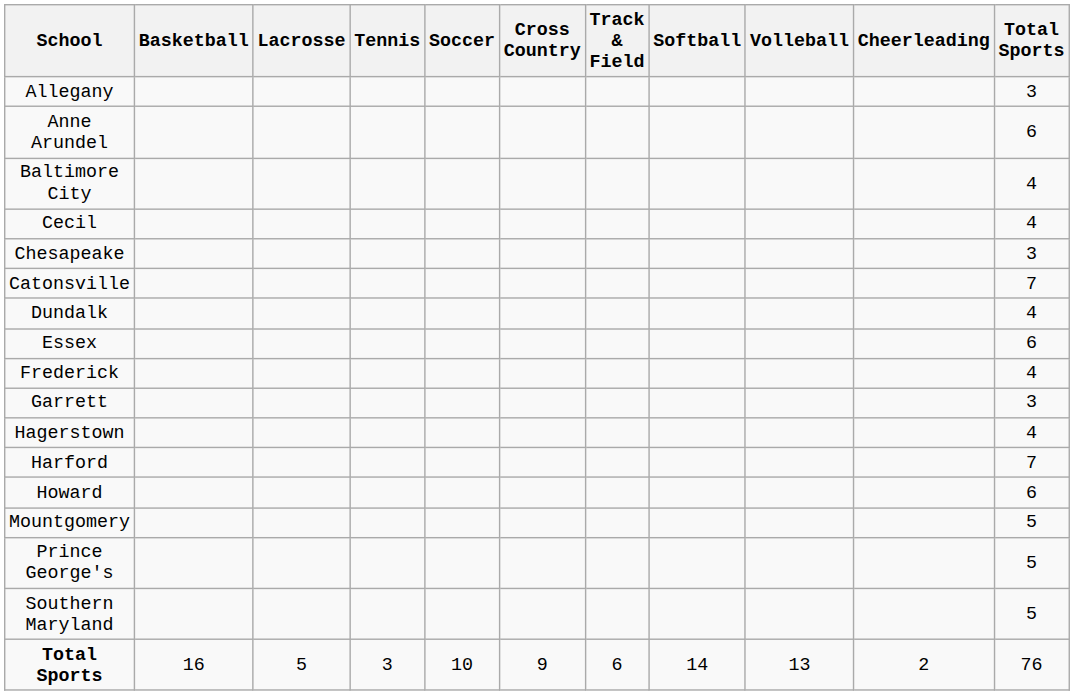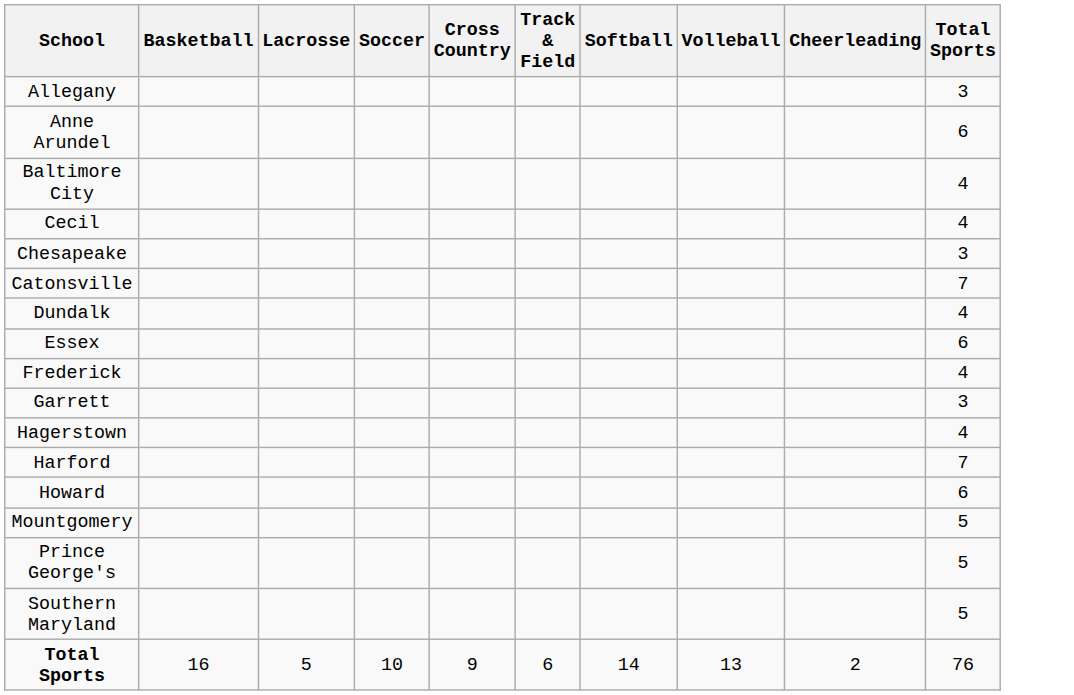- column: (387, 41)
